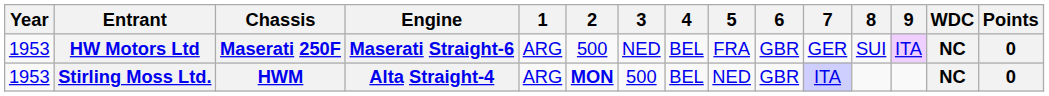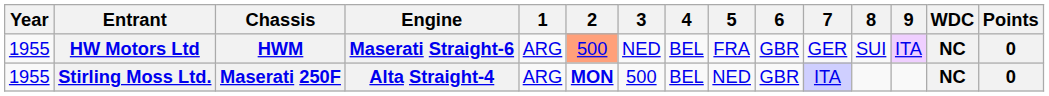(29, 48) 1953 -> (29, 48) 1955
(281, 48) Maserati 250F -> (281, 48) HWM
(592, 48) no background -> (592, 48) lightsalmon background
(29, 77) 1953 -> (29, 77) 1955
(281, 77) HWM -> (281, 77) Maserati 250F
